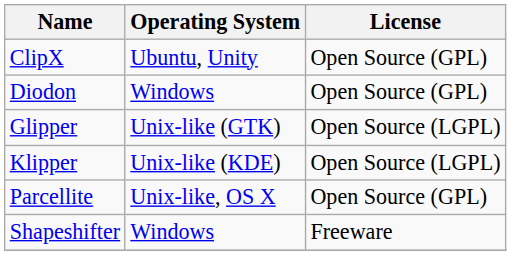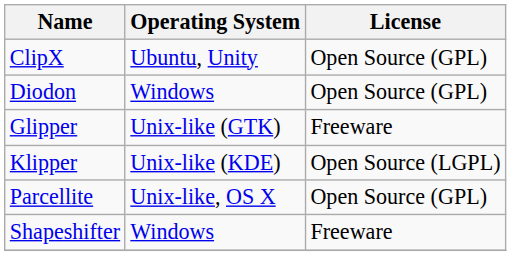(405, 127) Open Source (LGPL) -> (351, 127) Freeware
